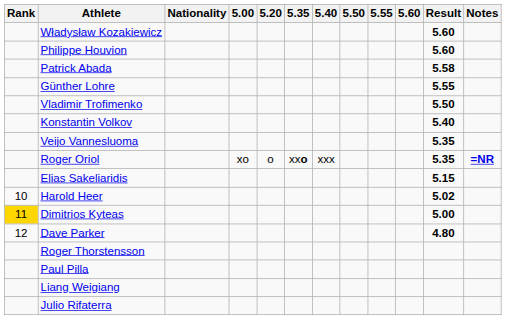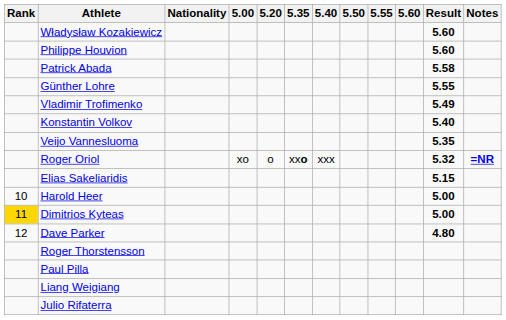(443, 104) 5.50 -> (443, 104) 5.49
(443, 159) 5.35 -> (443, 159) 5.32
(443, 196) 5.02 -> (443, 196) 5.00
